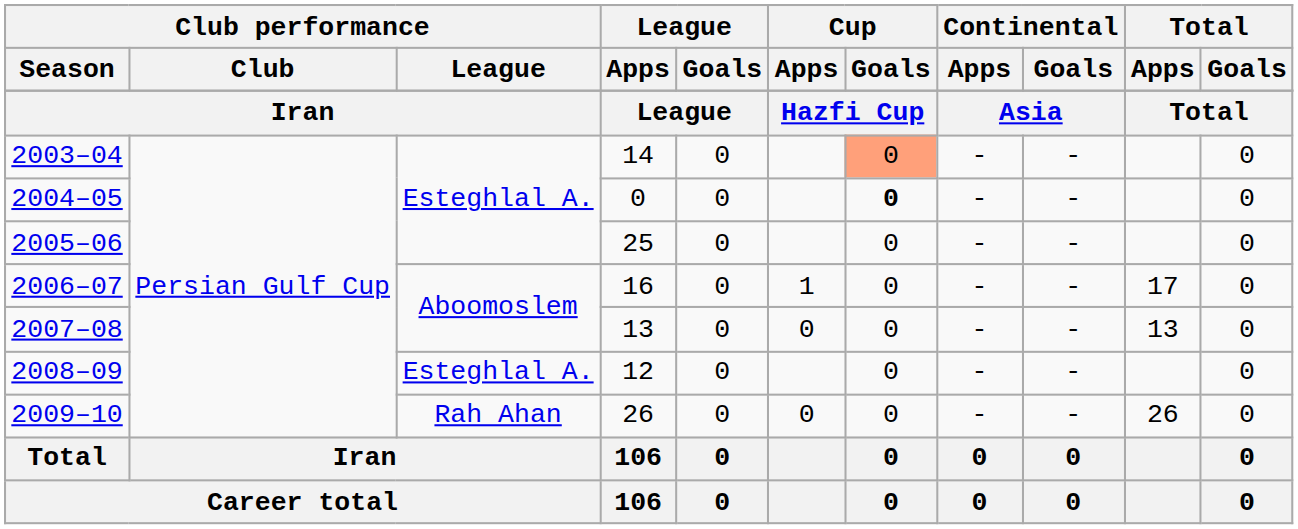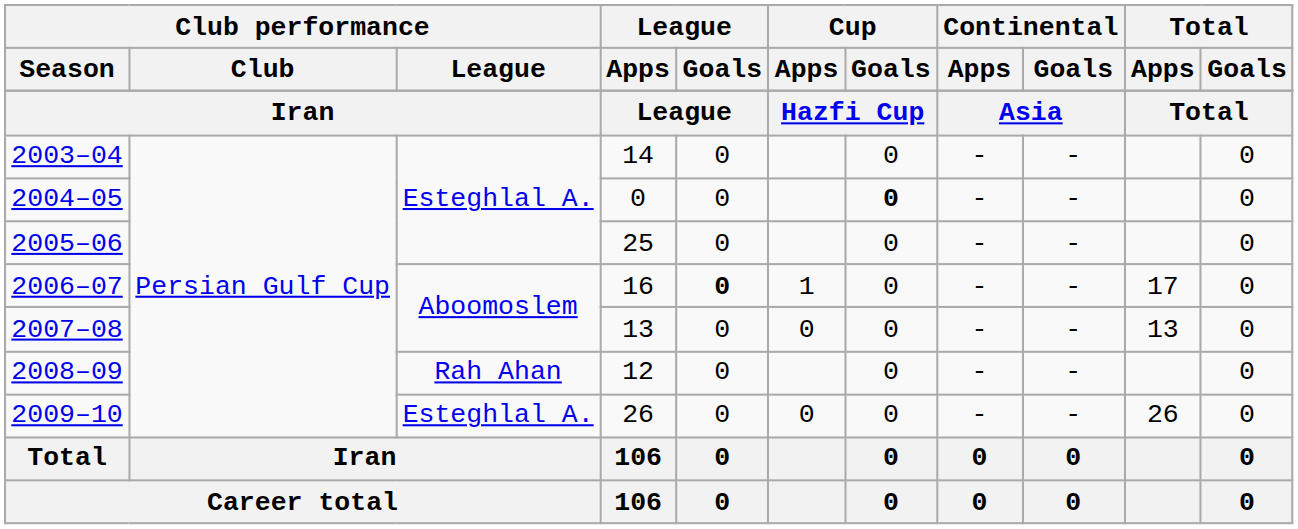(891, 156) lightsalmon background -> (891, 156) no background
(722, 286) normal -> (722, 286) bold
(498, 372) Esteghlal A. -> (498, 372) Rah Ahan
(498, 416) Rah Ahan -> (498, 416) Esteghlal A.
